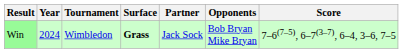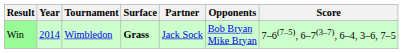(50, 34) 2024 -> (50, 34) 2014
